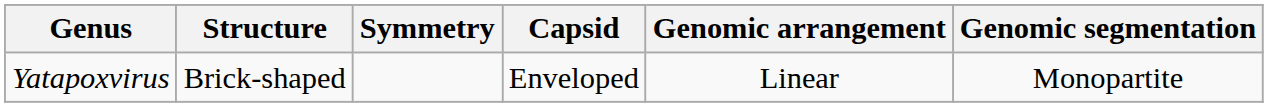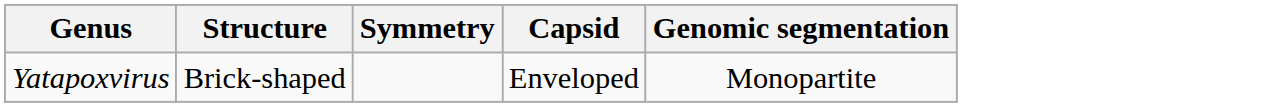- column: (799, 28)
